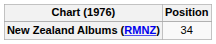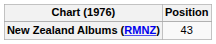(187, 30) 34 -> (187, 30) 43
